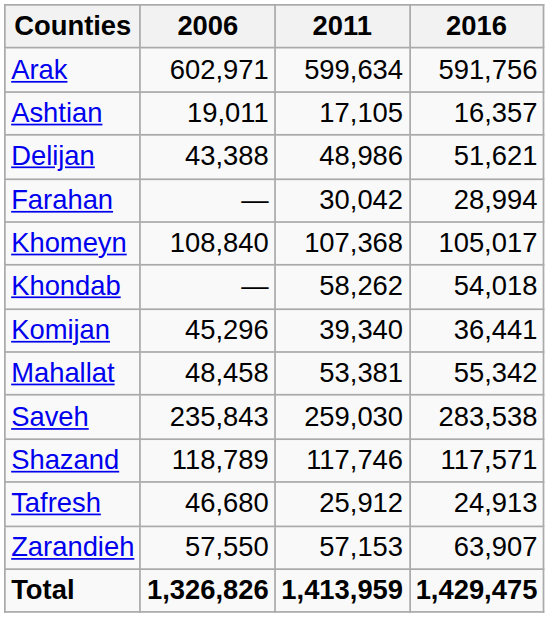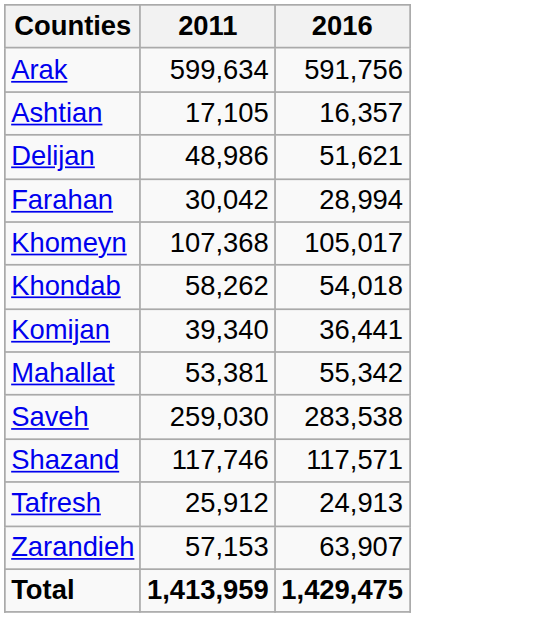- column: (208, 26)
